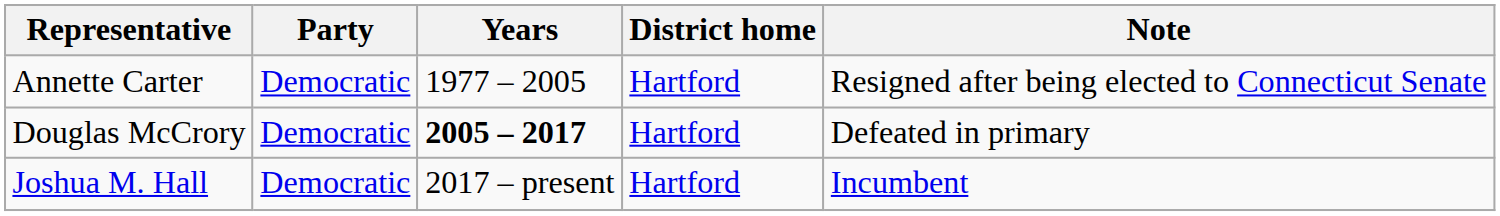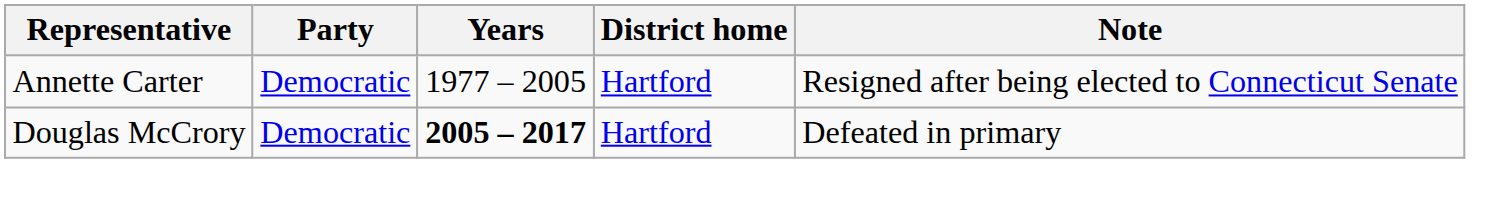- row: (110, 183)
